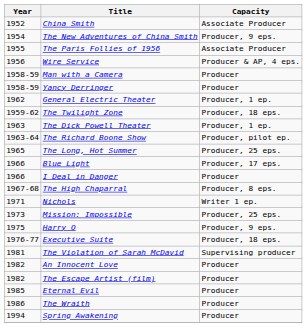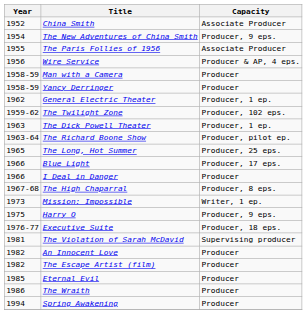(241, 112) Producer, 18 eps. -> (244, 112) Producer, 102 eps.
- row: (59, 201)
(241, 214) Producer, 25 eps. -> (232, 201) Writer, 1 ep.
